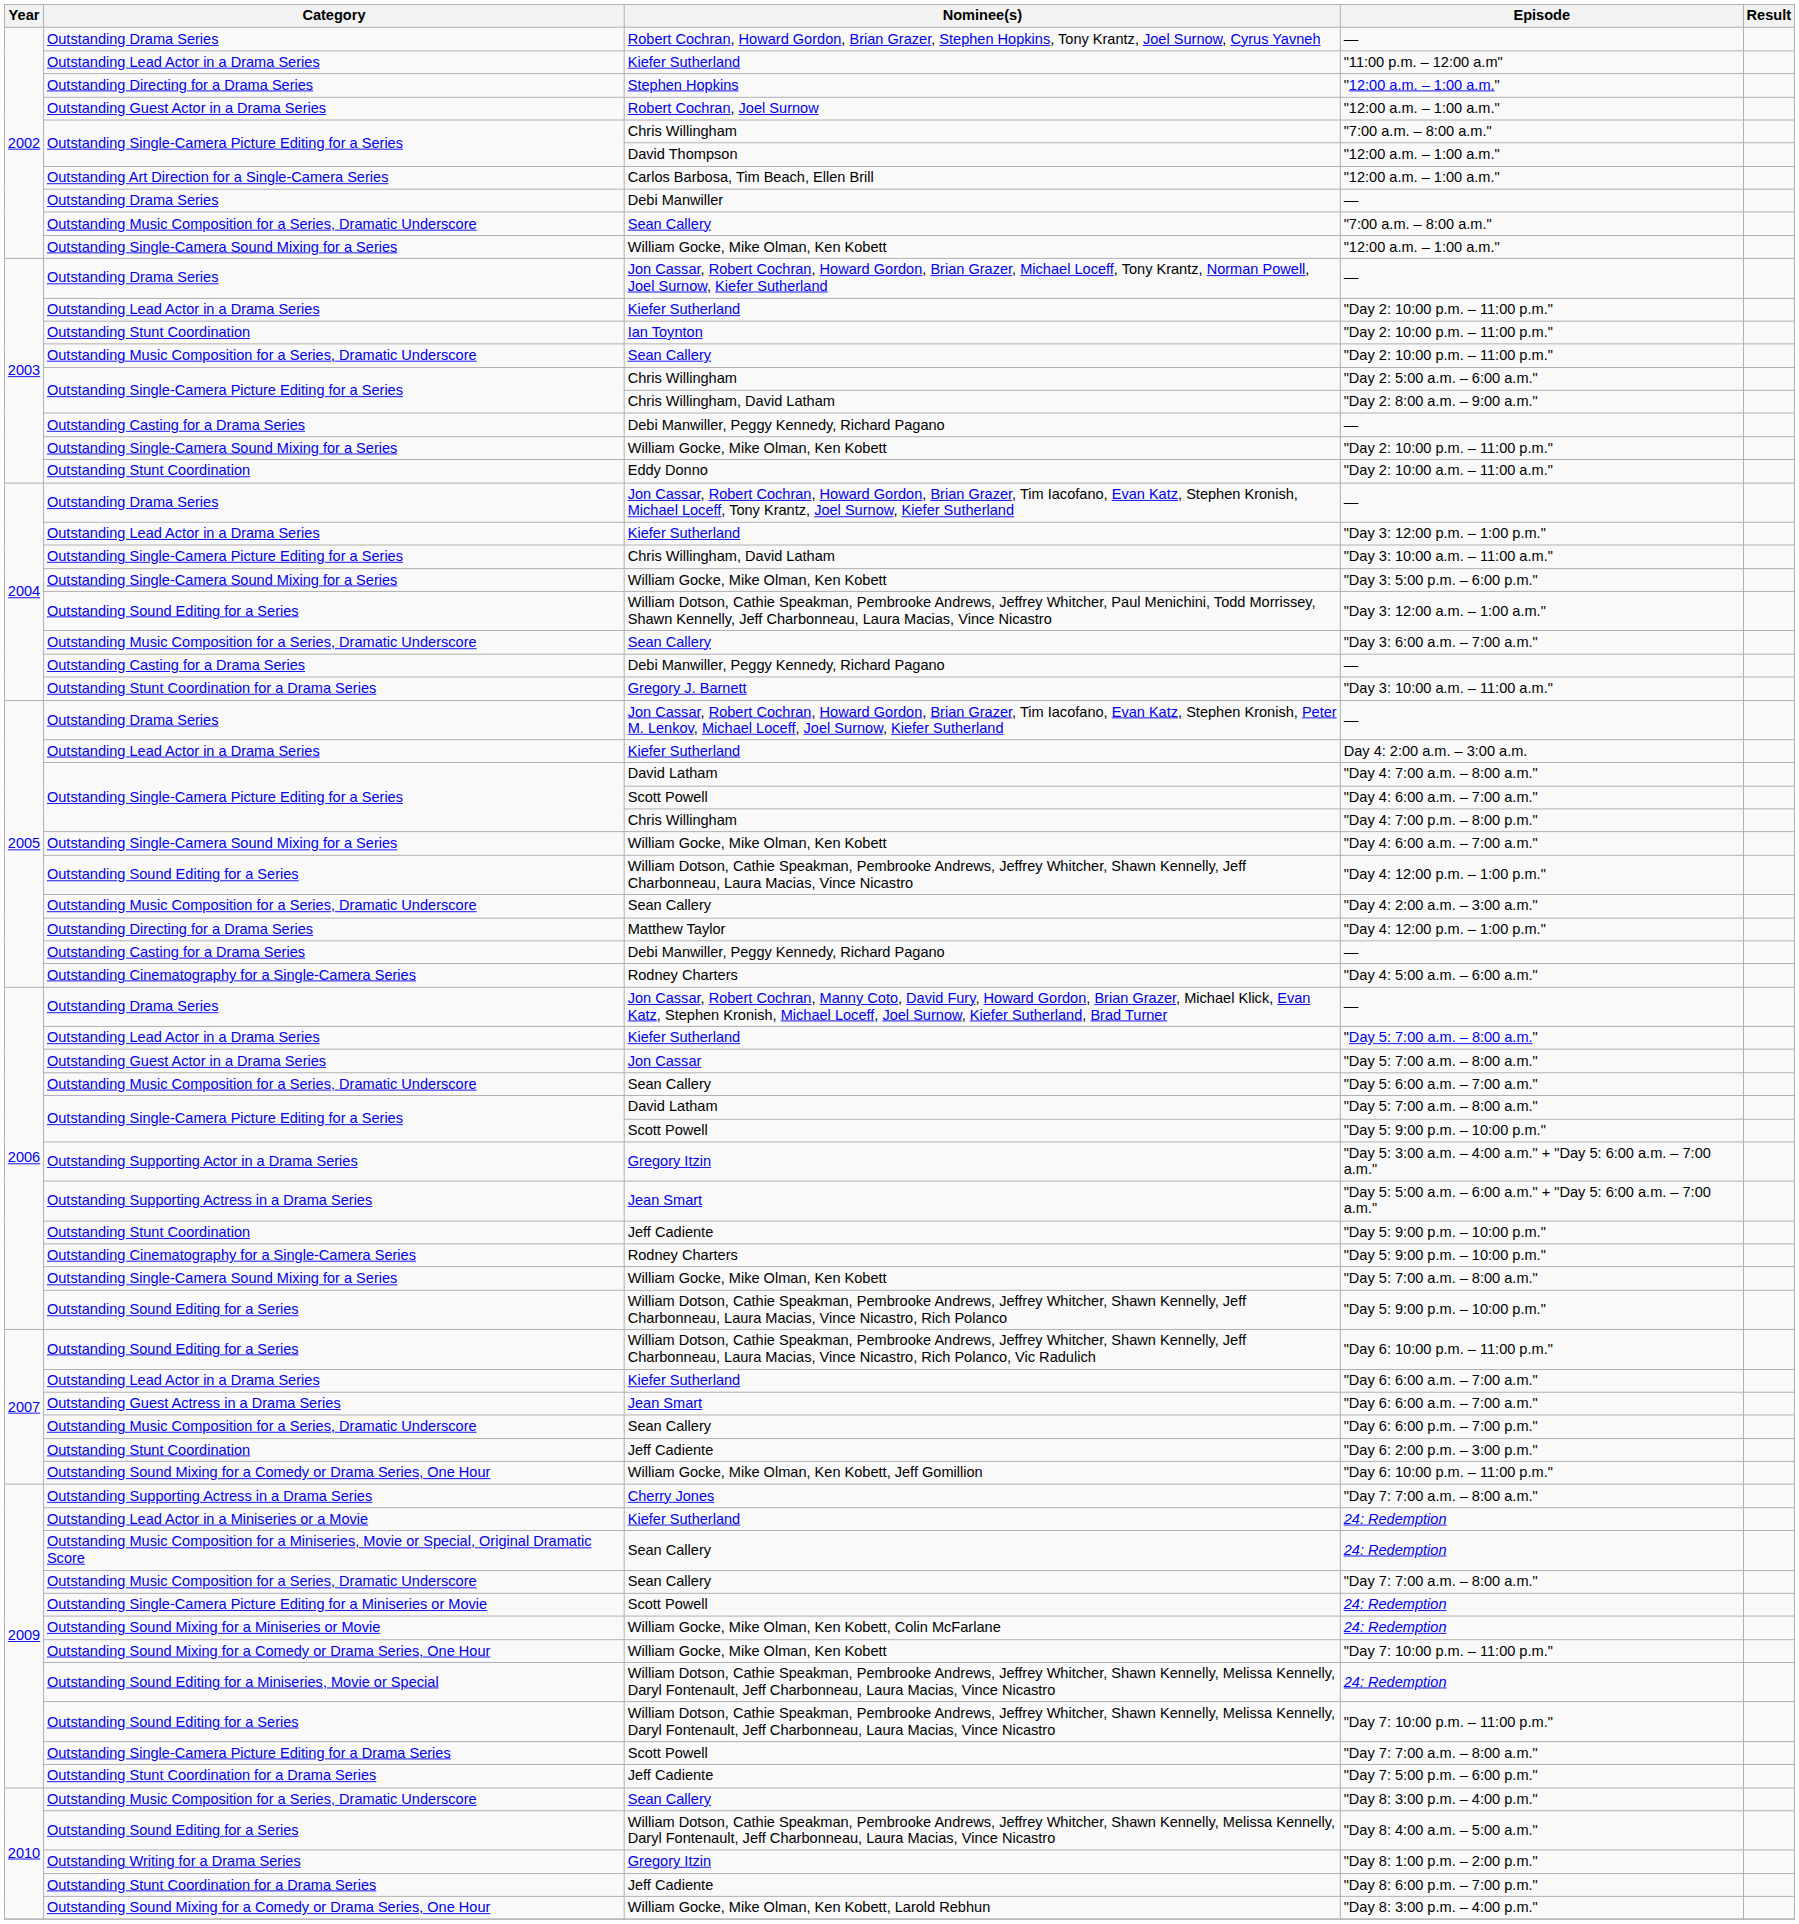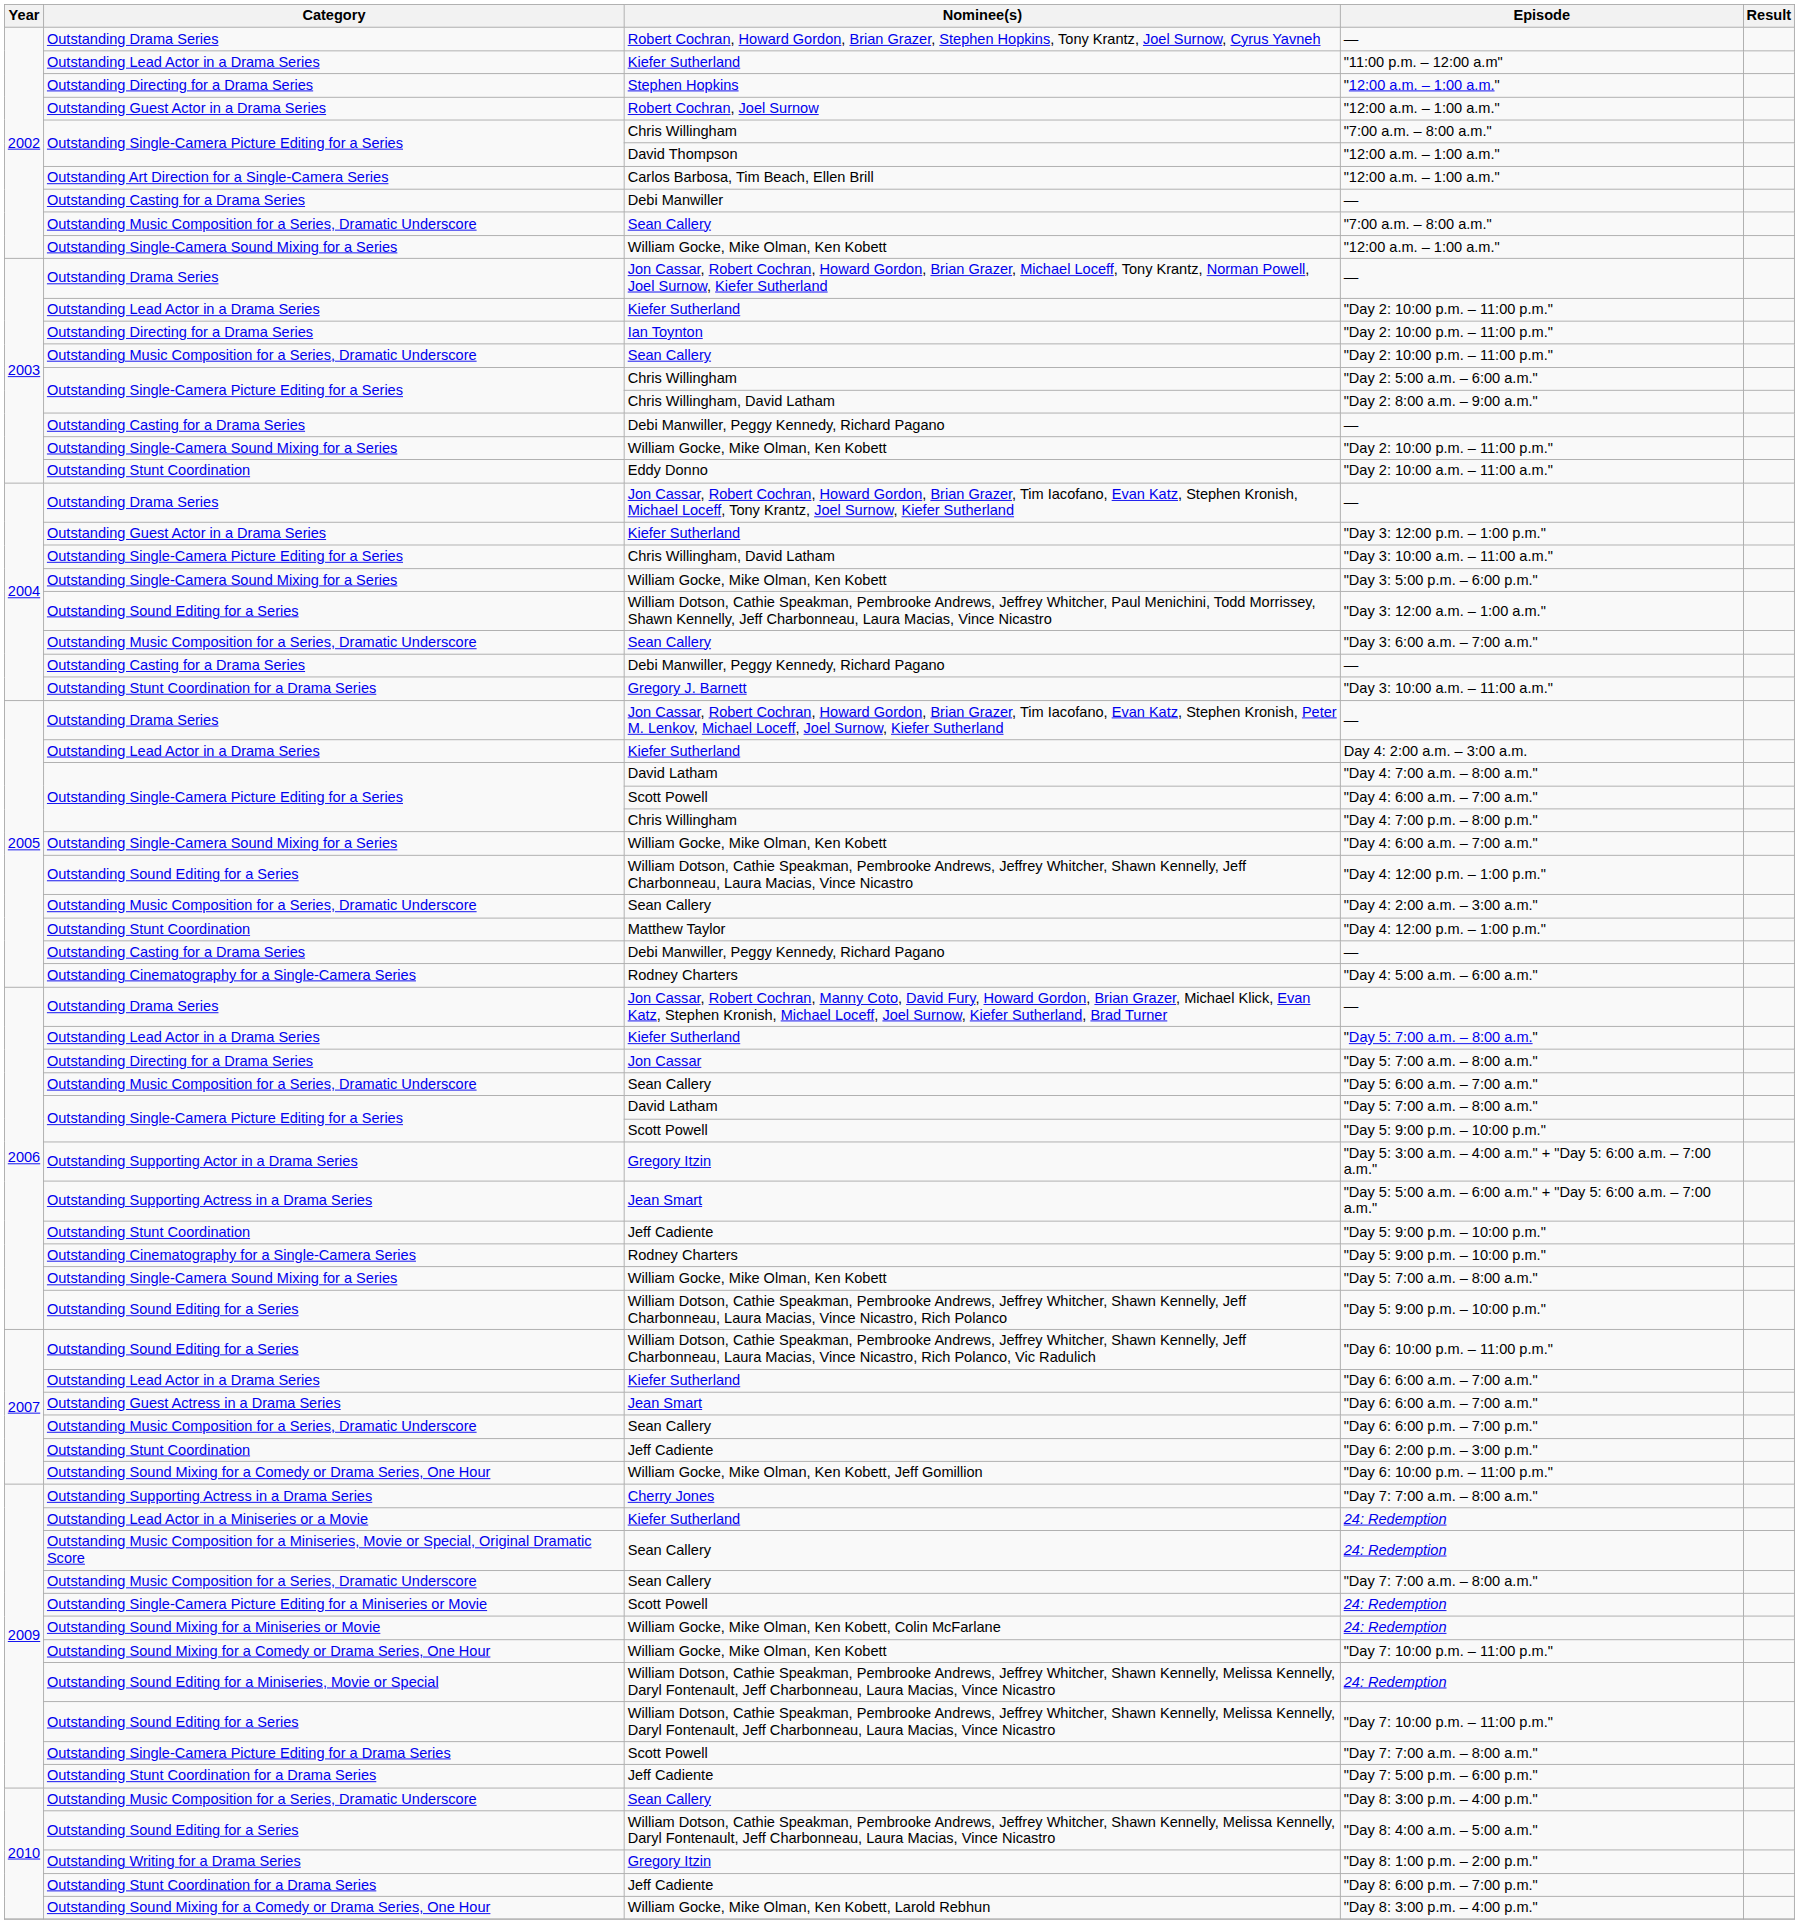(133, 200) Outstanding Drama Series -> (176, 200) Outstanding Casting for a Drama Series
(148, 332) Outstanding Stunt Coordination -> (180, 332) Outstanding Directing for a Drama Series
(183, 533) Outstanding Lead Actor in a Drama Series -> (187, 533) Outstanding Guest Actor in a Drama Series
(180, 929) Outstanding Directing for a Drama Series -> (148, 929) Outstanding Stunt Coordination
(187, 1061) Outstanding Guest Actor in a Drama Series -> (180, 1061) Outstanding Directing for a Drama Series
